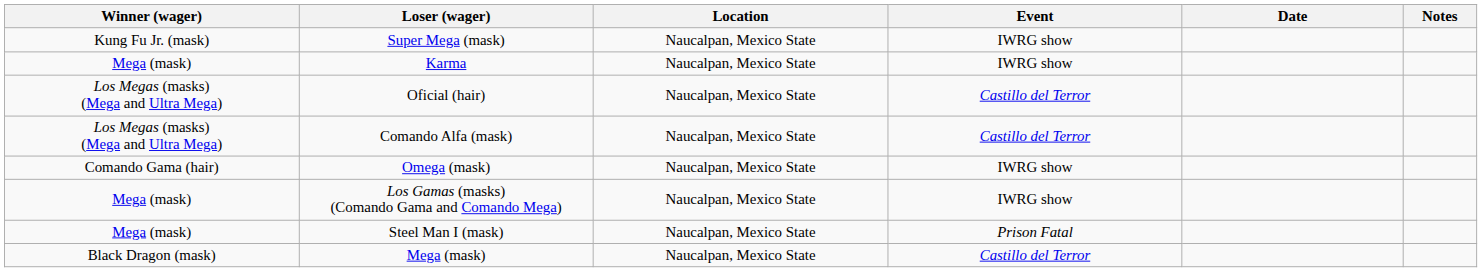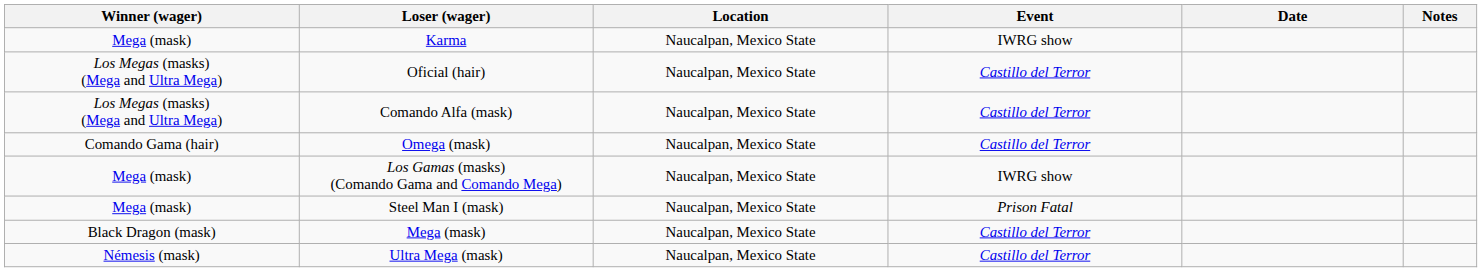- row: (446, 39)
(1035, 167) IWRG show -> (1035, 144) Castillo del Terror
+ row: (446, 255)
